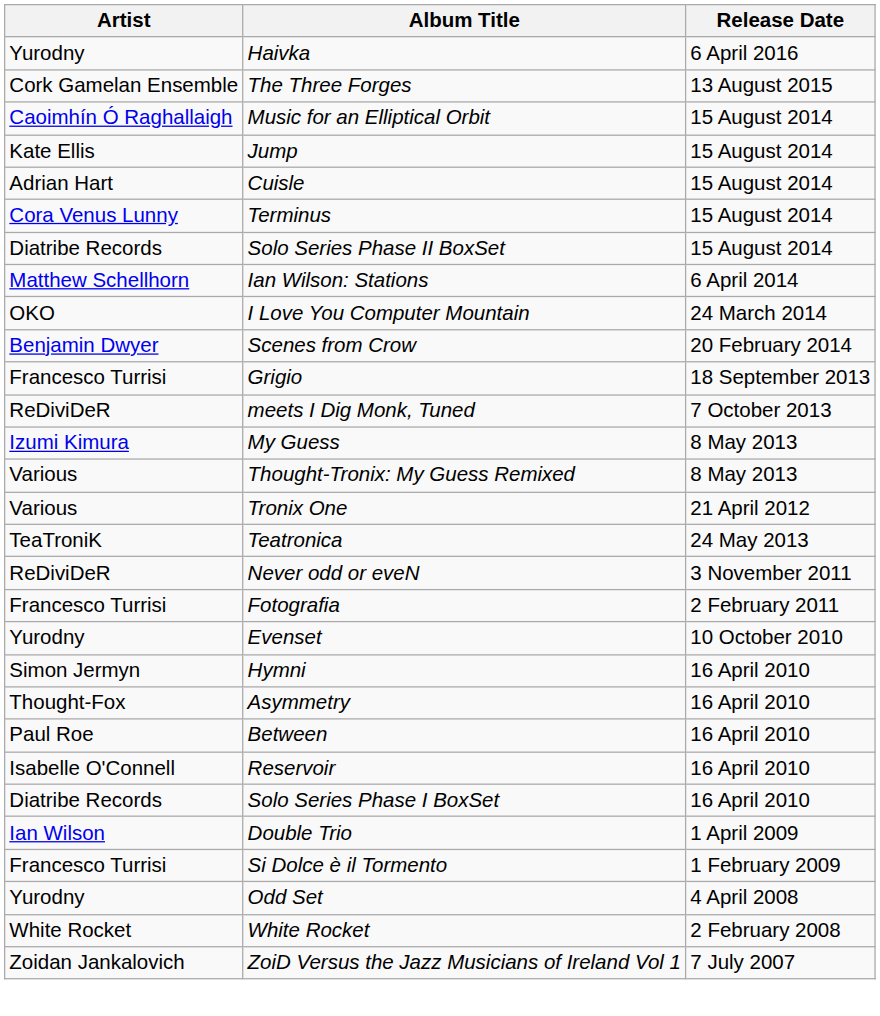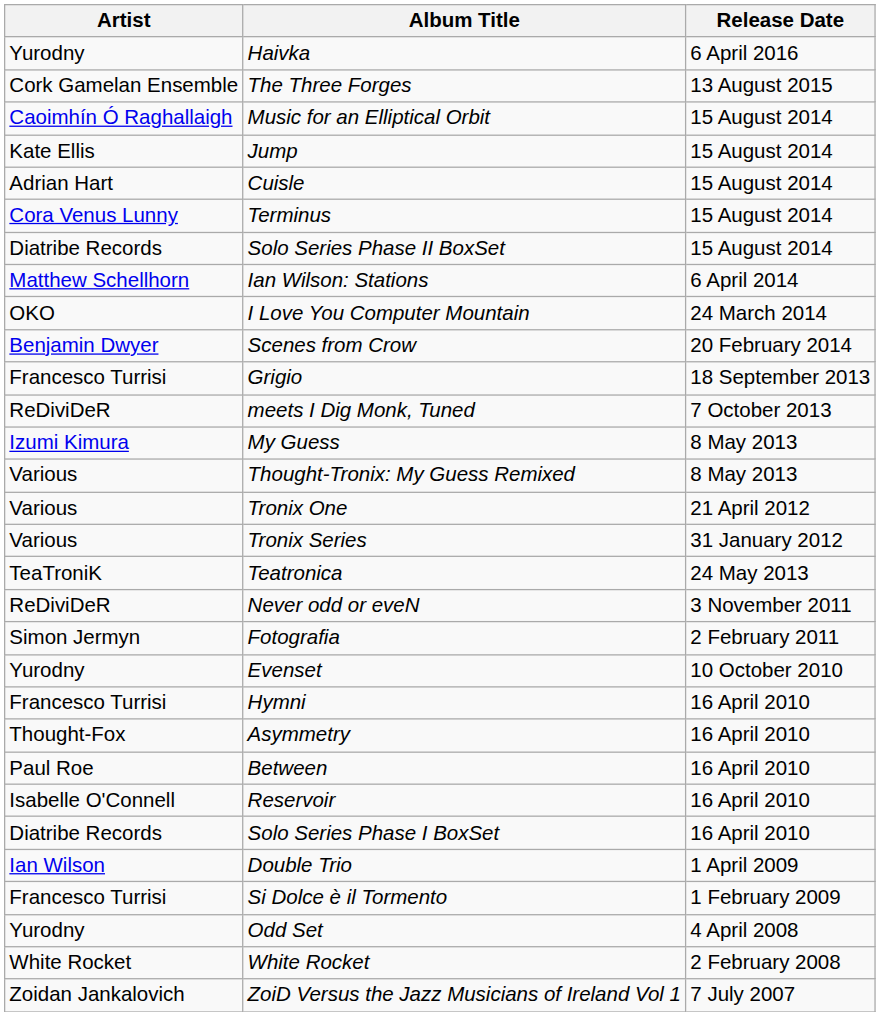+ row: (307, 540)
(88, 605) Francesco Turrisi -> (75, 637) Simon Jermyn
(75, 670) Simon Jermyn -> (88, 702) Francesco Turrisi
